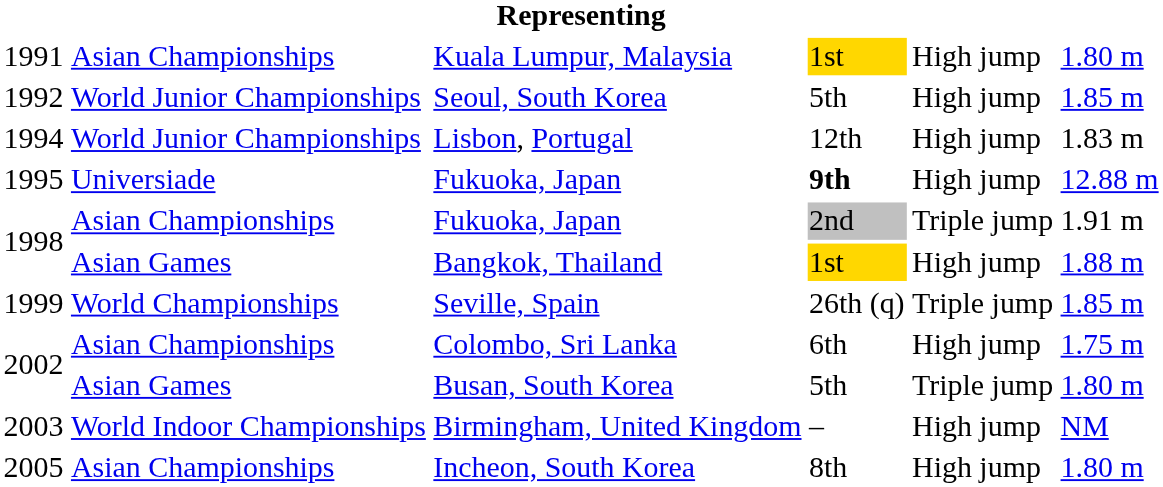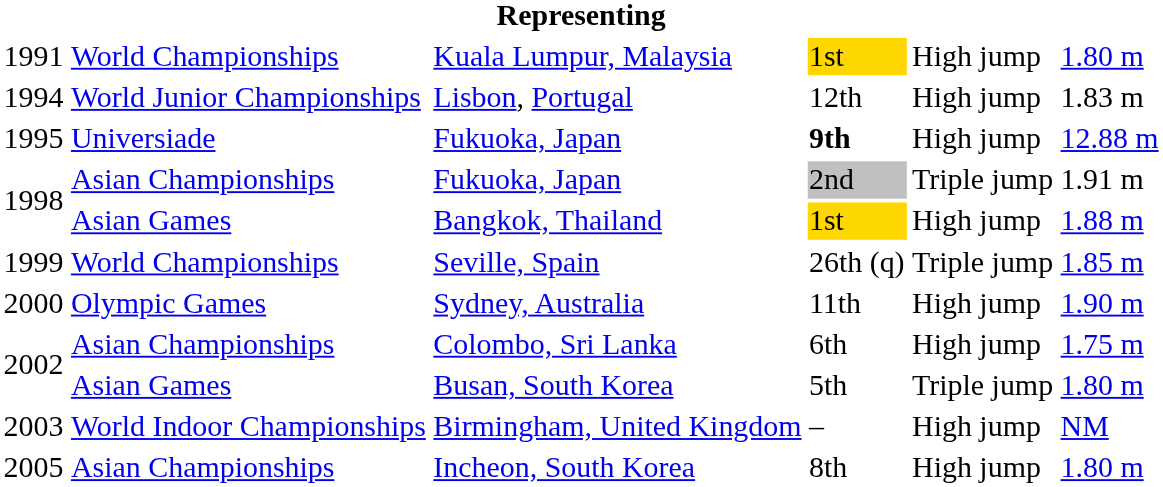(203, 56) Asian Championships -> (205, 56) World Championships
- row: (34, 97)
+ row: (34, 302)
